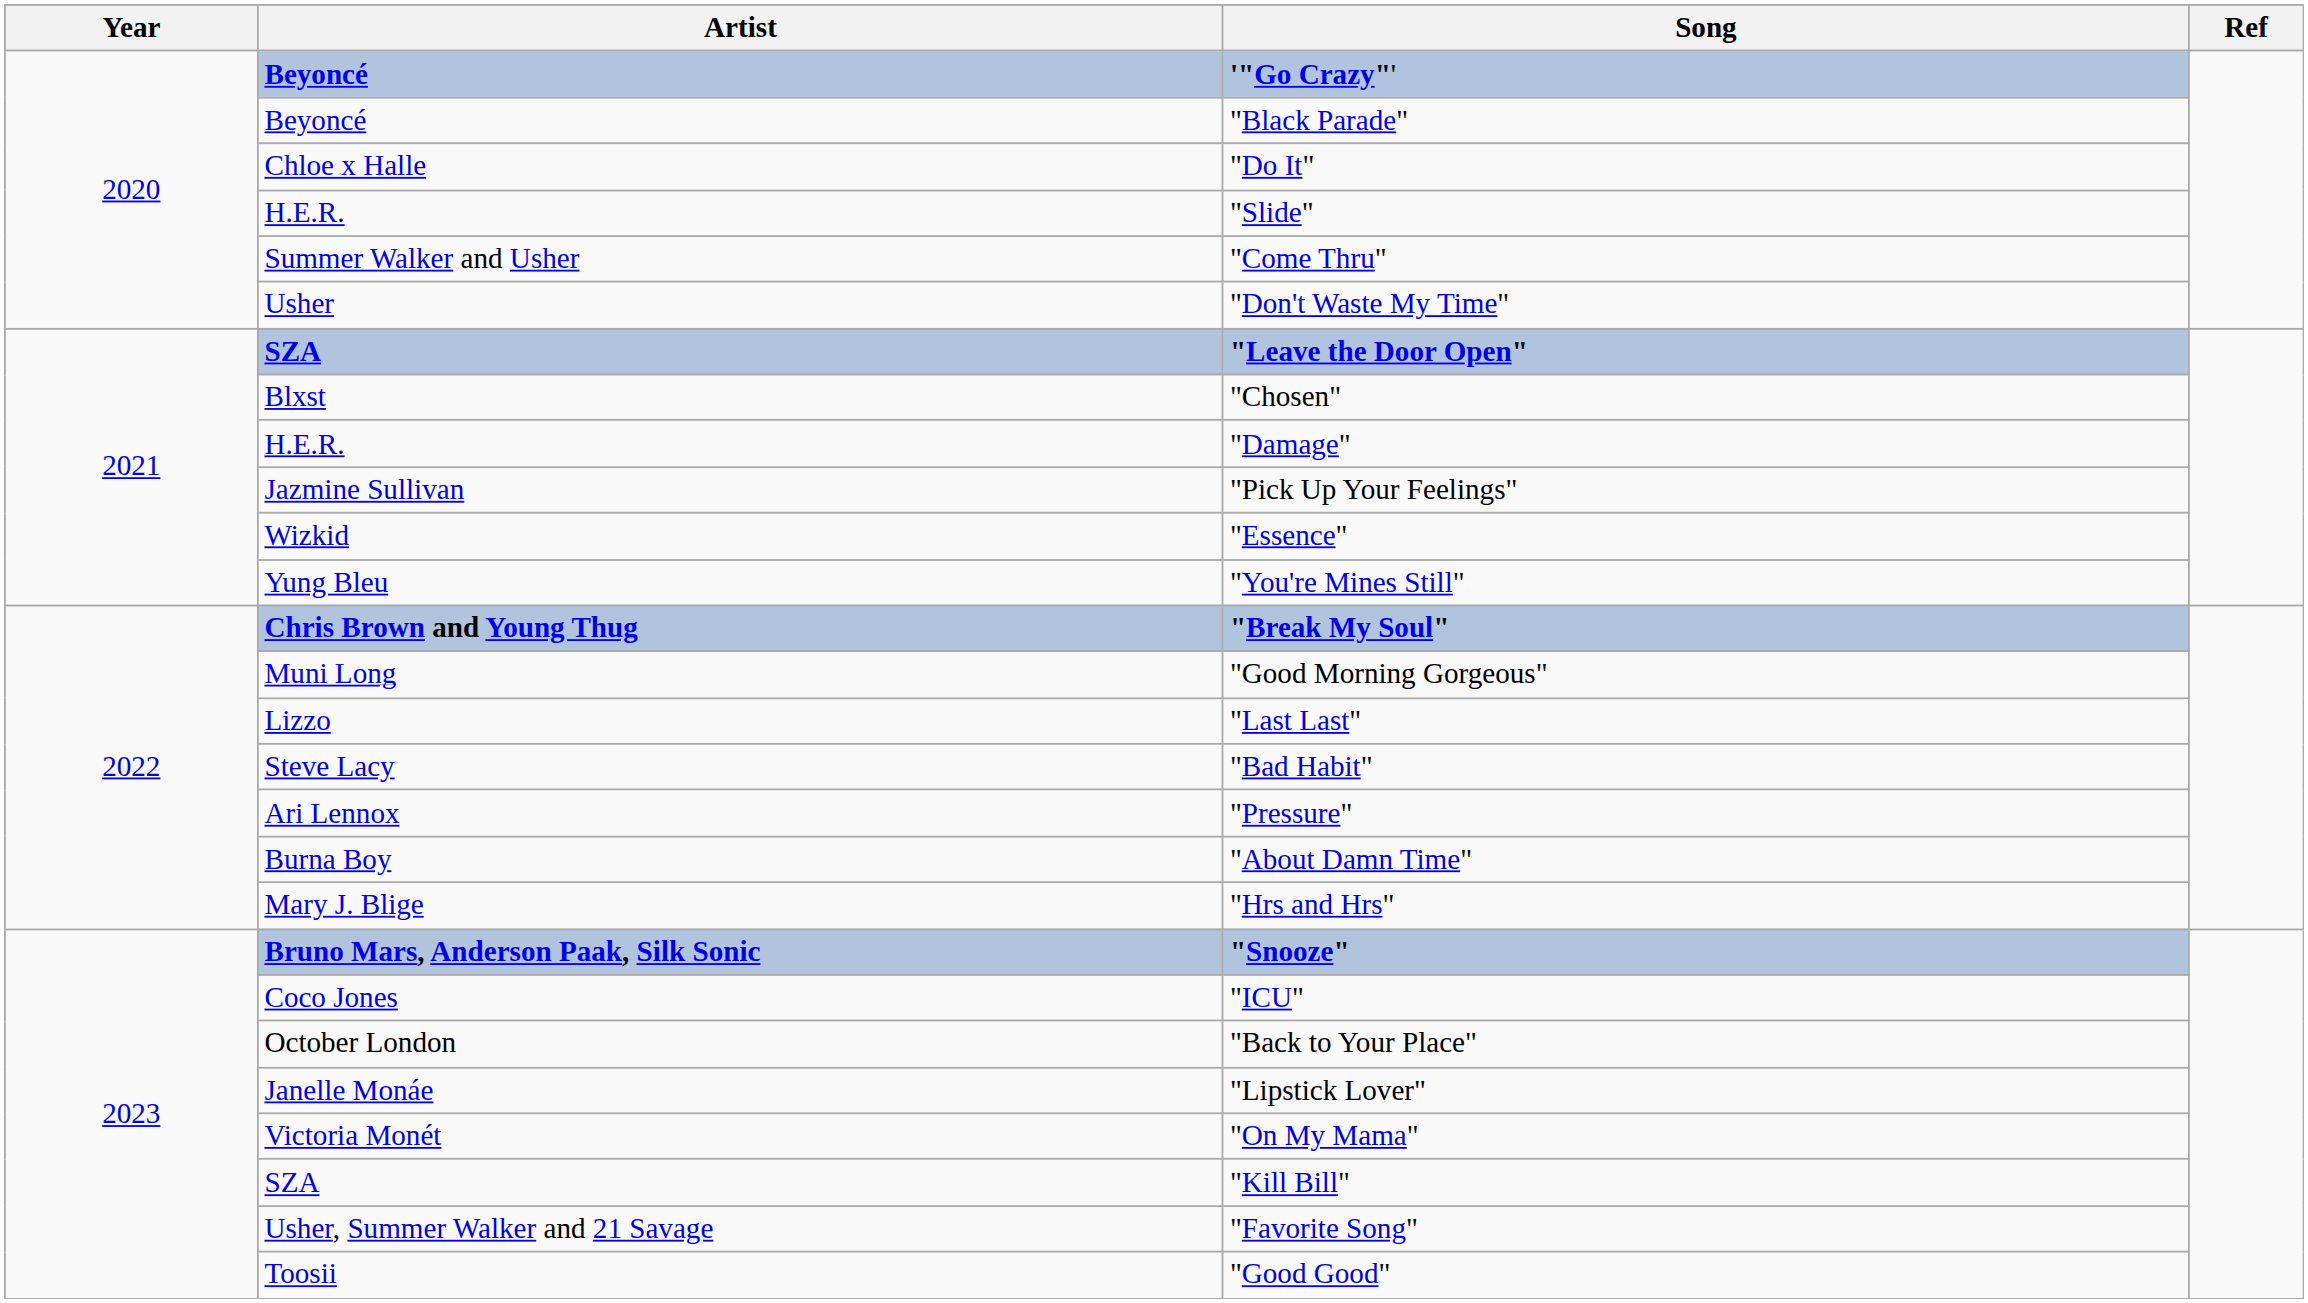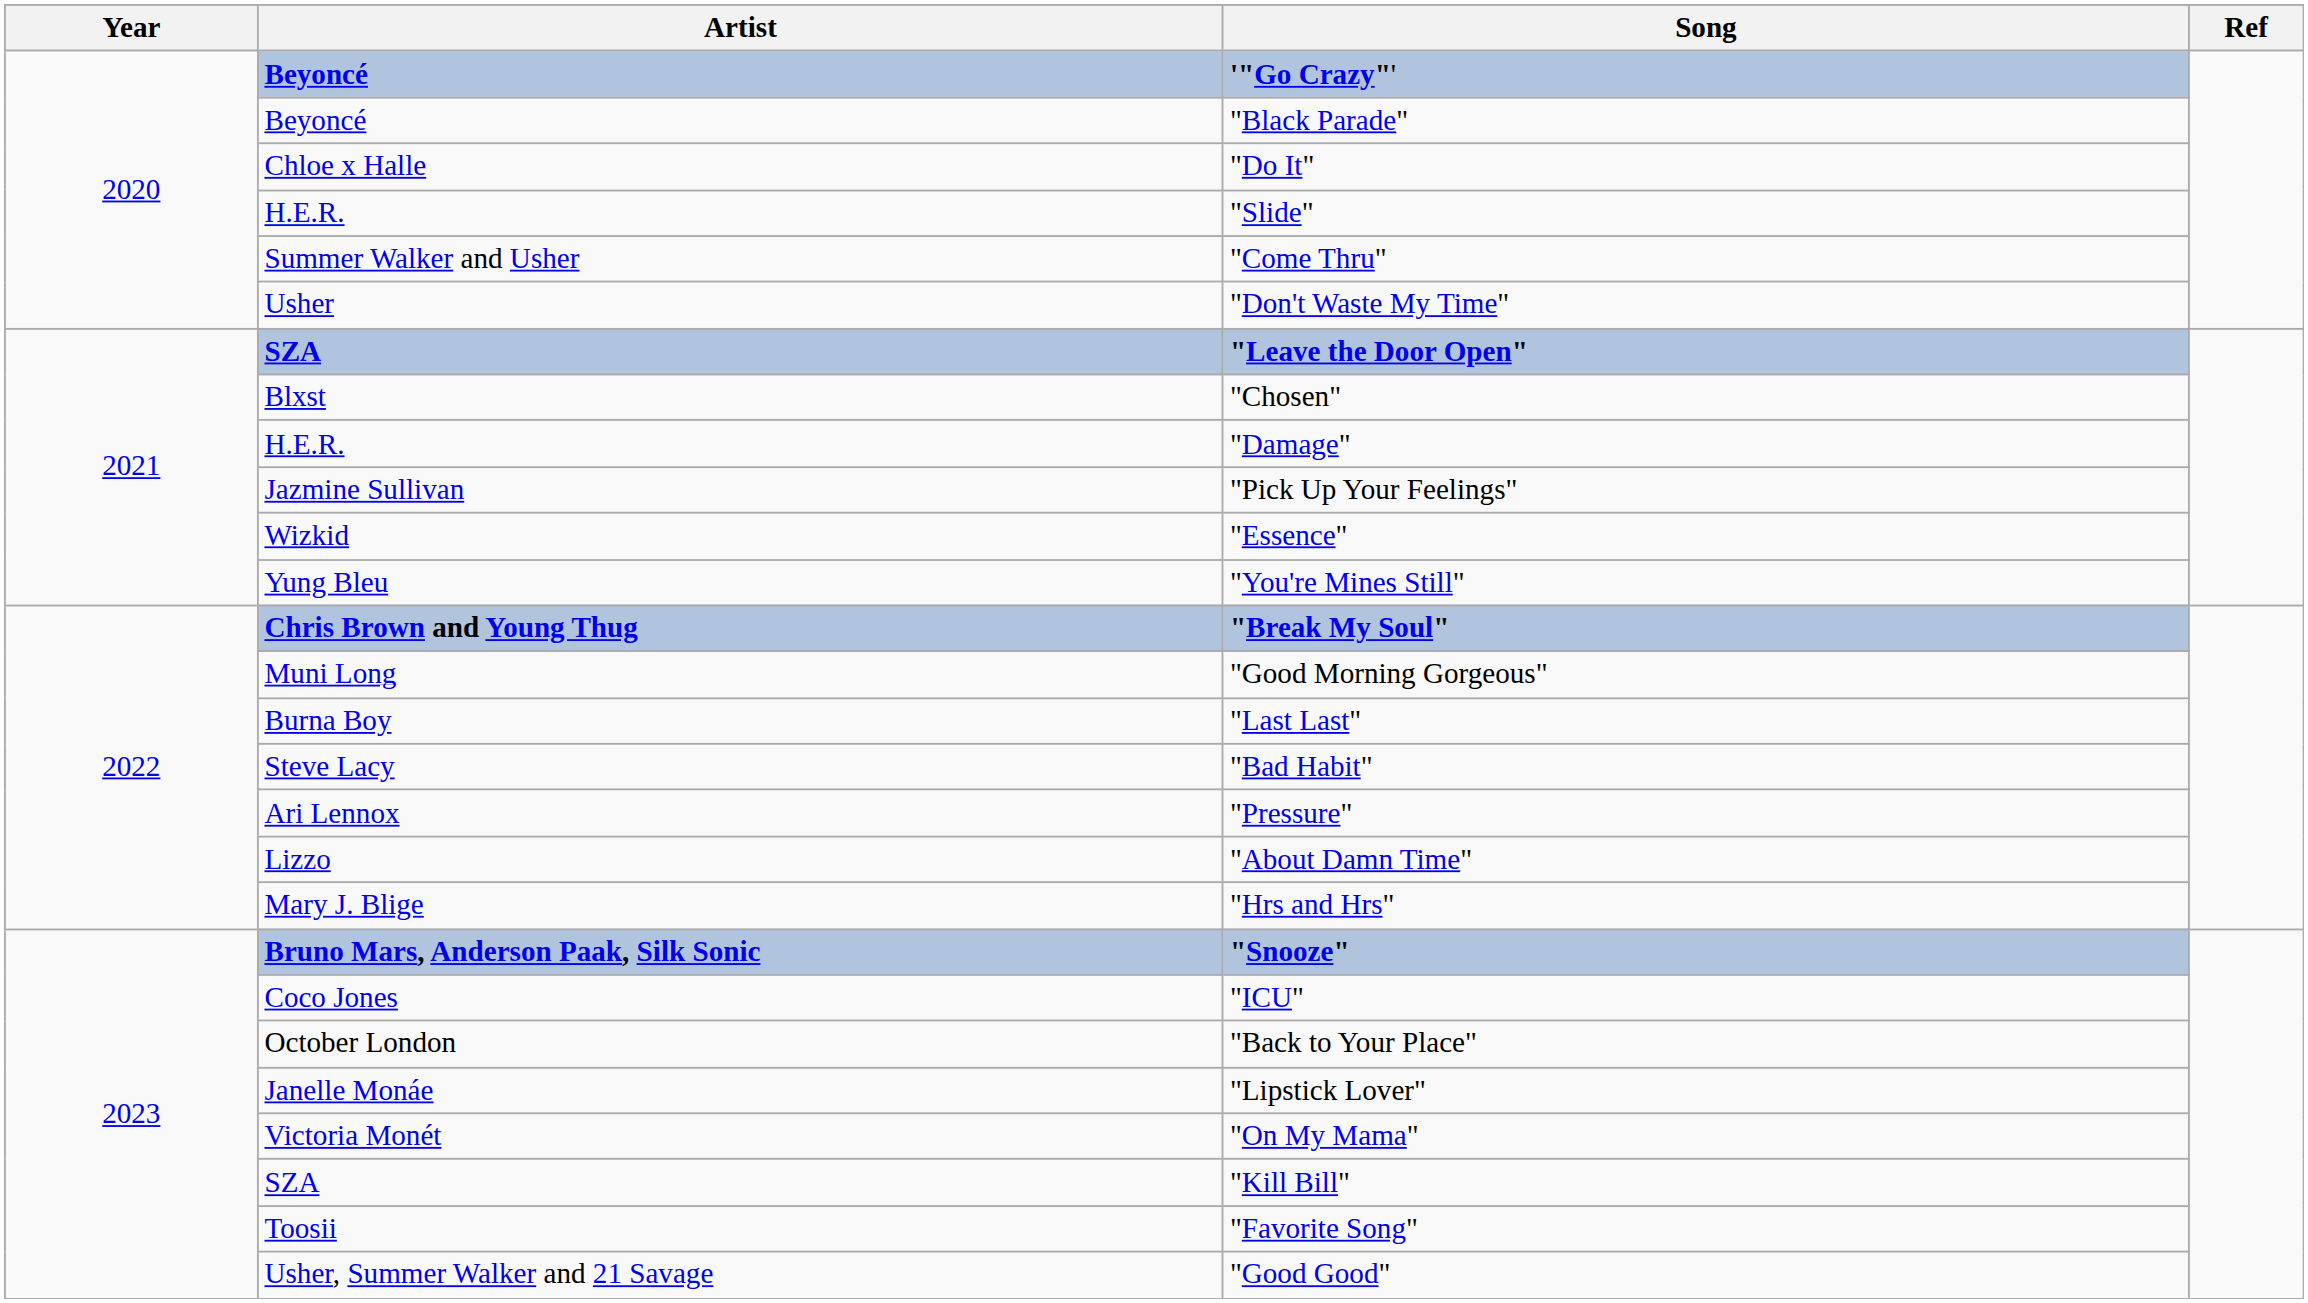(298, 720) Lizzo -> (328, 720) Burna Boy
(328, 858) Burna Boy -> (298, 858) Lizzo
(489, 1228) Usher, Summer Walker and 21 Savage -> (301, 1228) Toosii
(301, 1274) Toosii -> (489, 1274) Usher, Summer Walker and 21 Savage
